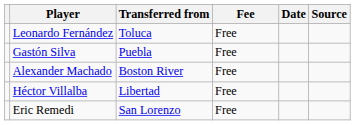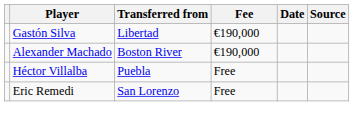- row: (63, 33)
(135, 52) Puebla -> (138, 33) Libertad
(226, 52) Free -> (237, 33) €190,000
(226, 71) Free -> (237, 52) €190,000
(139, 91) Libertad -> (134, 71) Puebla
